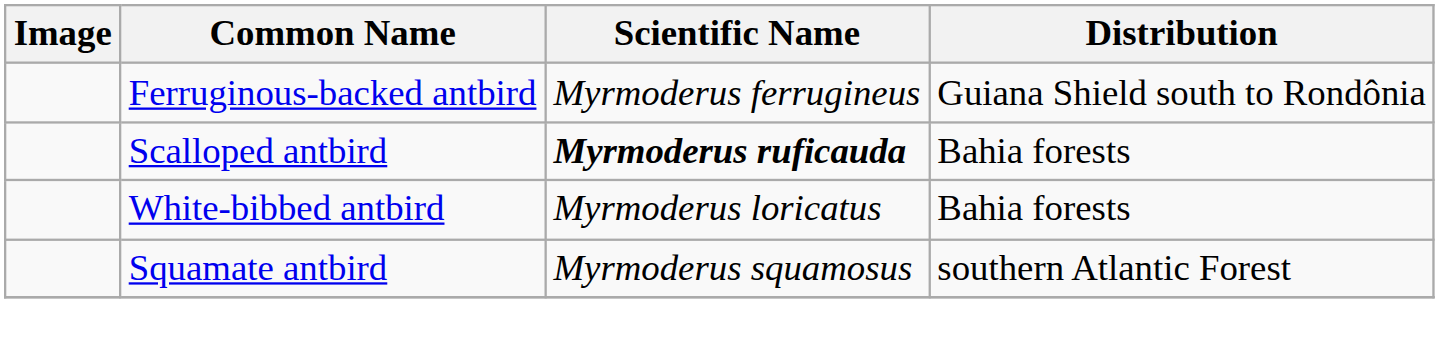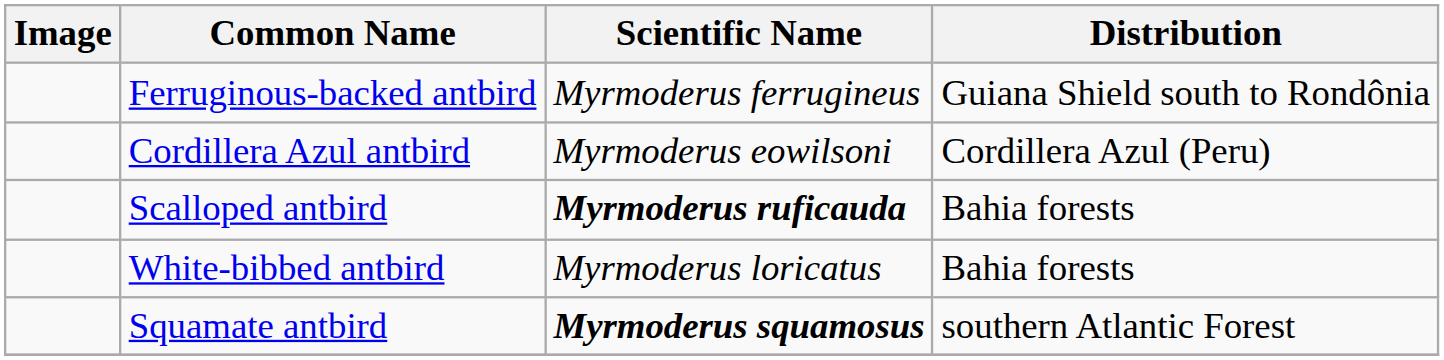+ row: (299, 150)
(733, 267) normal -> (739, 325) bold
